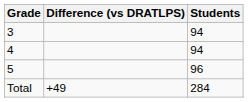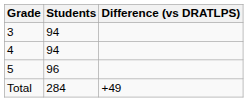columns swapped: (215, 13) <-> (116, 13)
